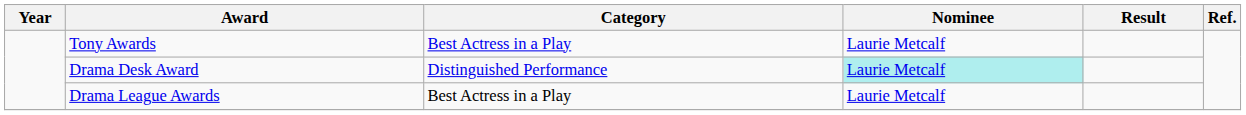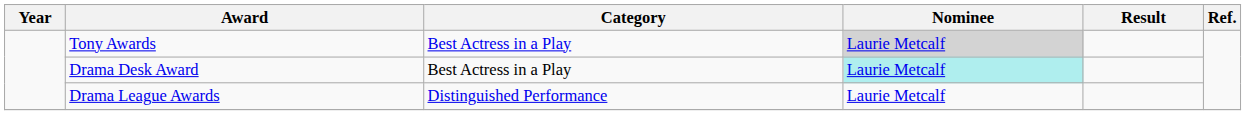(896, 43) no background -> (896, 43) lightgrey background
(517, 69) Distinguished Performance -> (499, 69) Best Actress in a Play
(499, 95) Best Actress in a Play -> (517, 95) Distinguished Performance
